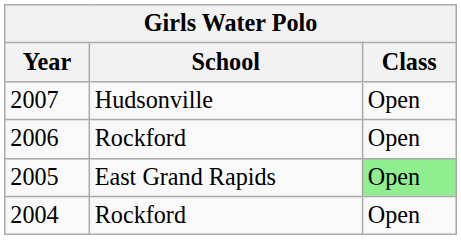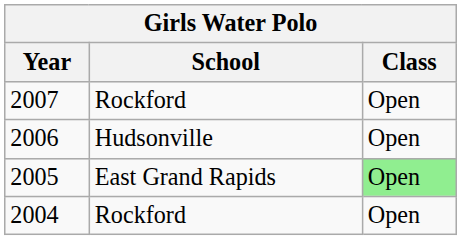(154, 100) Hudsonville -> (140, 100) Rockford
(140, 138) Rockford -> (154, 138) Hudsonville
